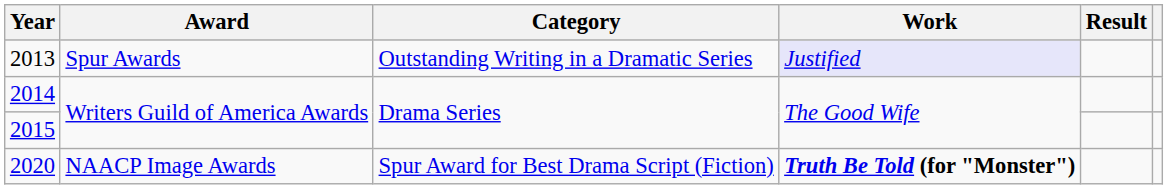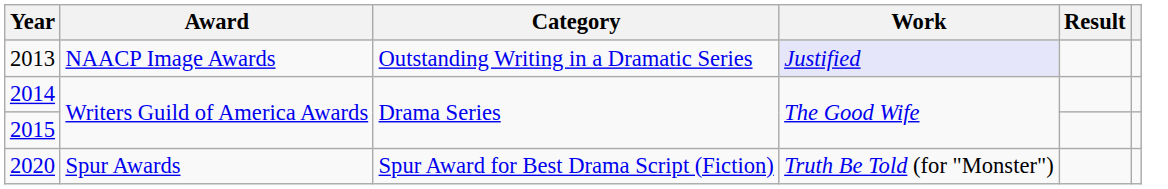(123, 58) Spur Awards -> (170, 58) NAACP Image Awards
(170, 165) NAACP Image Awards -> (123, 165) Spur Awards
(930, 165) bold -> (919, 165) normal
